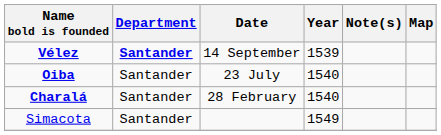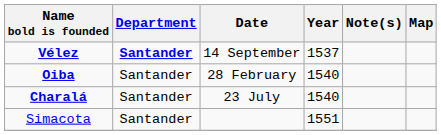(323, 53) 1539 -> (323, 53) 1537
(252, 75) 23 July -> (252, 75) 28 February
(252, 97) 28 February -> (252, 97) 23 July
(323, 119) 1549 -> (323, 119) 1551
